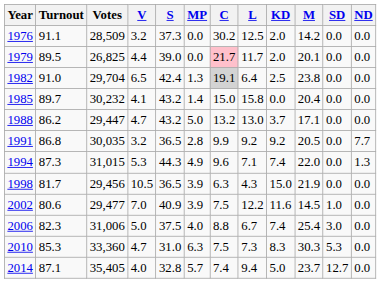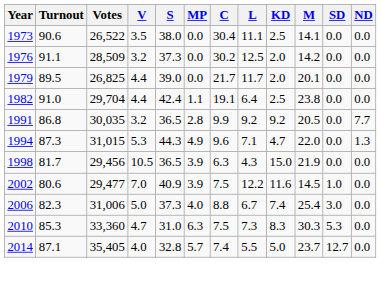+ row: (20, 36)
(224, 57) pink background -> (224, 78) no background
(139, 78) 6.5 -> (139, 99) 4.4
(195, 78) 1.3 -> (195, 99) 1.1
(224, 78) lightgrey background -> (224, 99) no background
- row: (20, 99)
- row: (20, 120)
(277, 162) 7.4 -> (277, 141) 4.7
(170, 225) 37.5 -> (170, 204) 37.3
(249, 267) 9.4 -> (249, 246) 5.5
